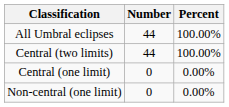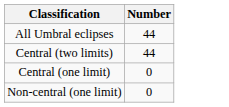- column: (199, 14)
